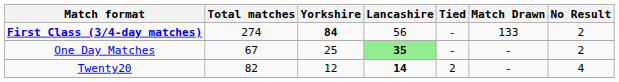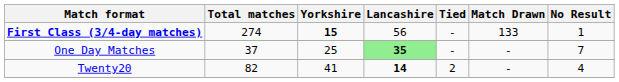(331, 32) 84 -> (331, 32) 15
(581, 32) 2 -> (581, 32) 1
(251, 50) 67 -> (251, 50) 37
(581, 50) 2 -> (581, 50) 7
(331, 68) 12 -> (331, 68) 41
